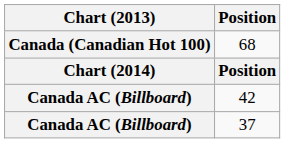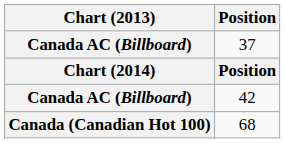rows swapped: (247, 44) <-> (247, 124)
